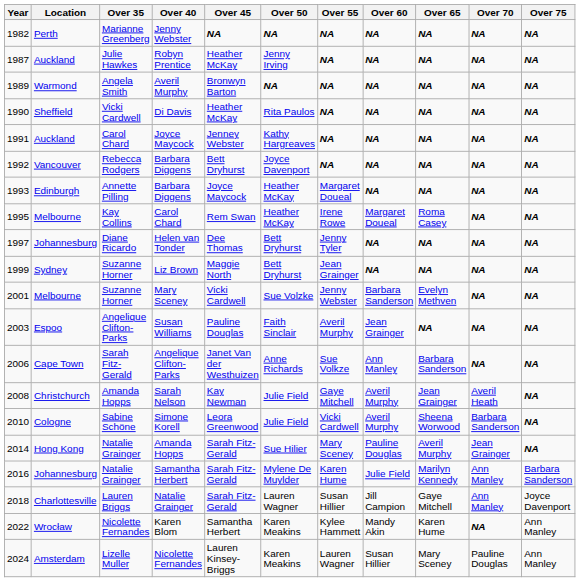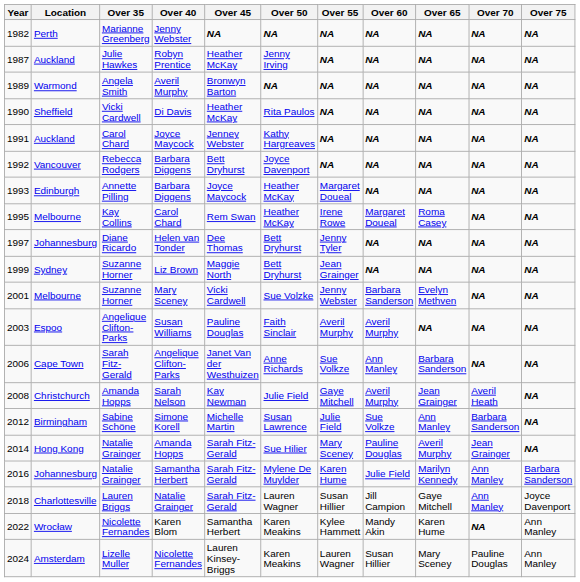(385, 327) Jean Grainger -> (382, 327) Averil Murphy
- row: (18, 422)
+ row: (18, 422)
